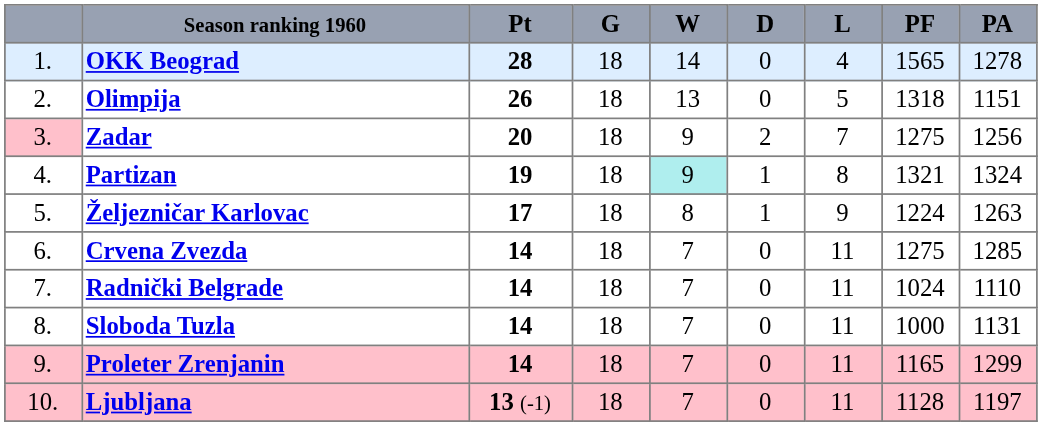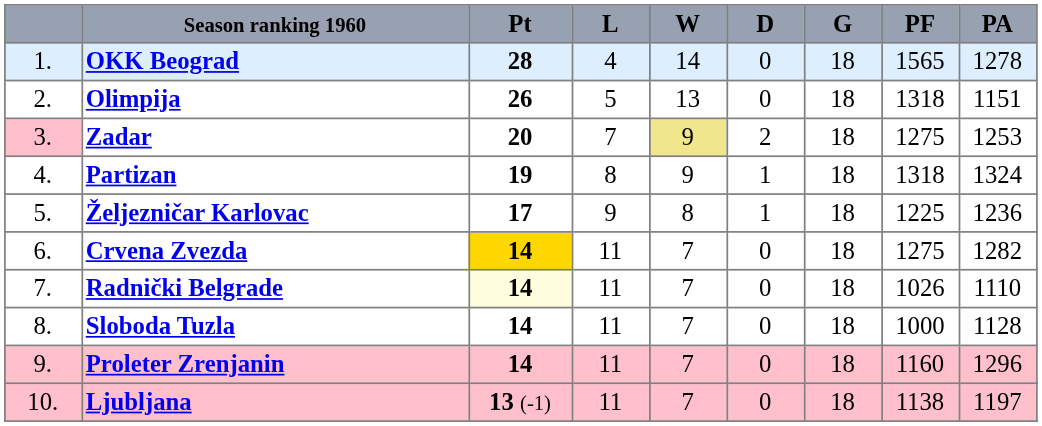columns swapped: (610, 23) <-> (843, 23)
(688, 136) no background -> (688, 136) khaki background
(997, 136) 1256 -> (997, 136) 1253
(688, 174) paleturquoise background -> (688, 174) no background
(920, 174) 1321 -> (920, 174) 1318
(920, 212) 1224 -> (920, 212) 1225
(997, 212) 1263 -> (997, 212) 1236
(520, 250) no background -> (520, 250) gold background
(997, 250) 1285 -> (997, 250) 1282
(520, 288) no background -> (520, 288) lightyellow background
(920, 288) 1024 -> (920, 288) 1026
(997, 326) 1131 -> (997, 326) 1128
(920, 363) 1165 -> (920, 363) 1160
(997, 363) 1299 -> (997, 363) 1296
(920, 401) 1128 -> (920, 401) 1138
